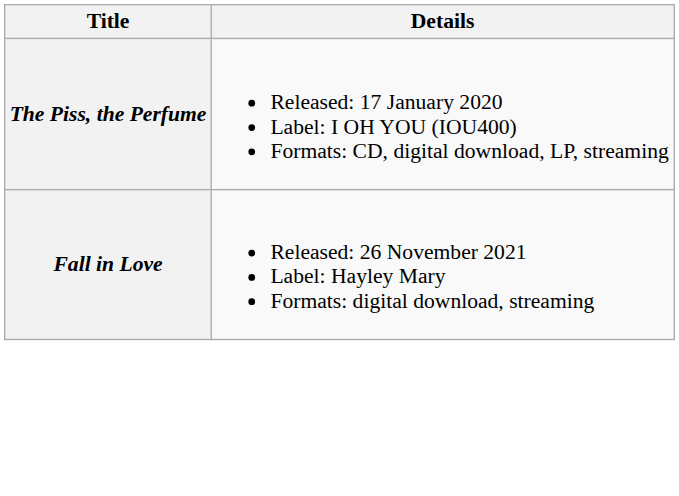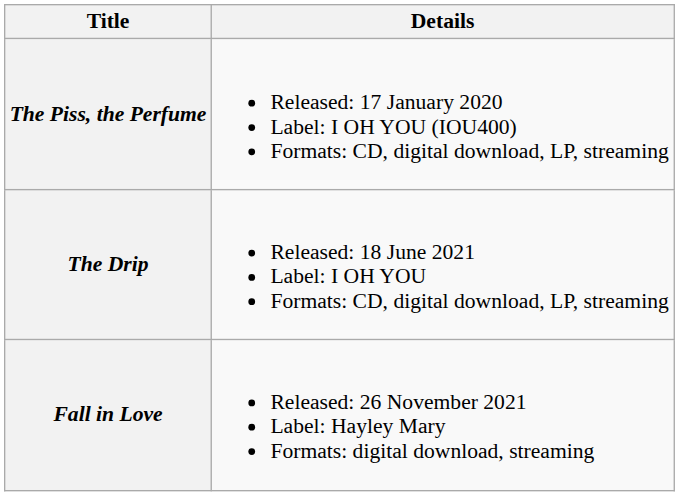+ row: (108, 264)
